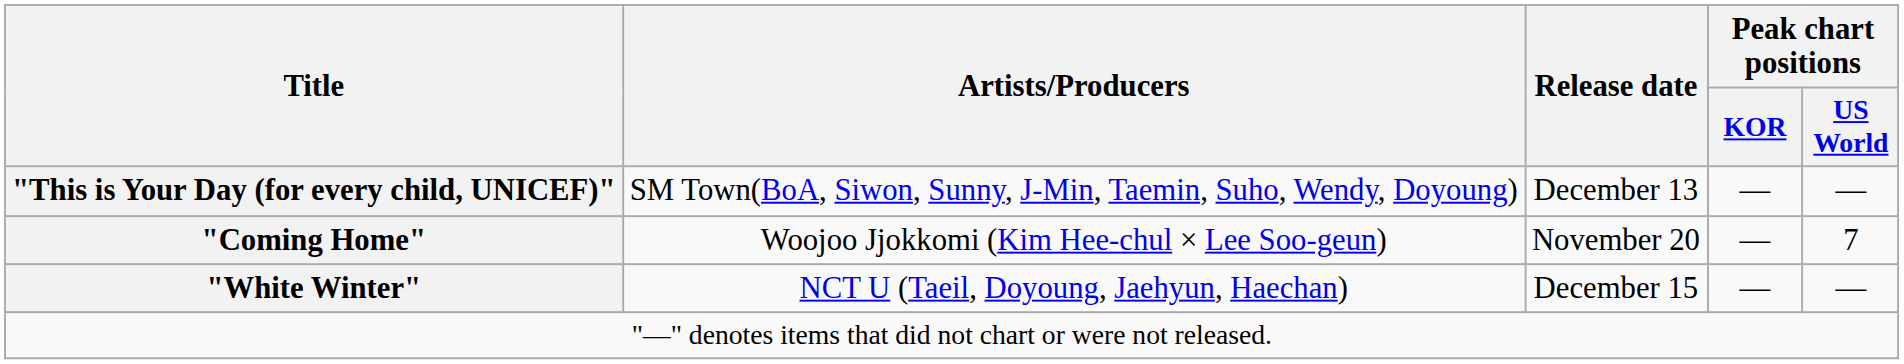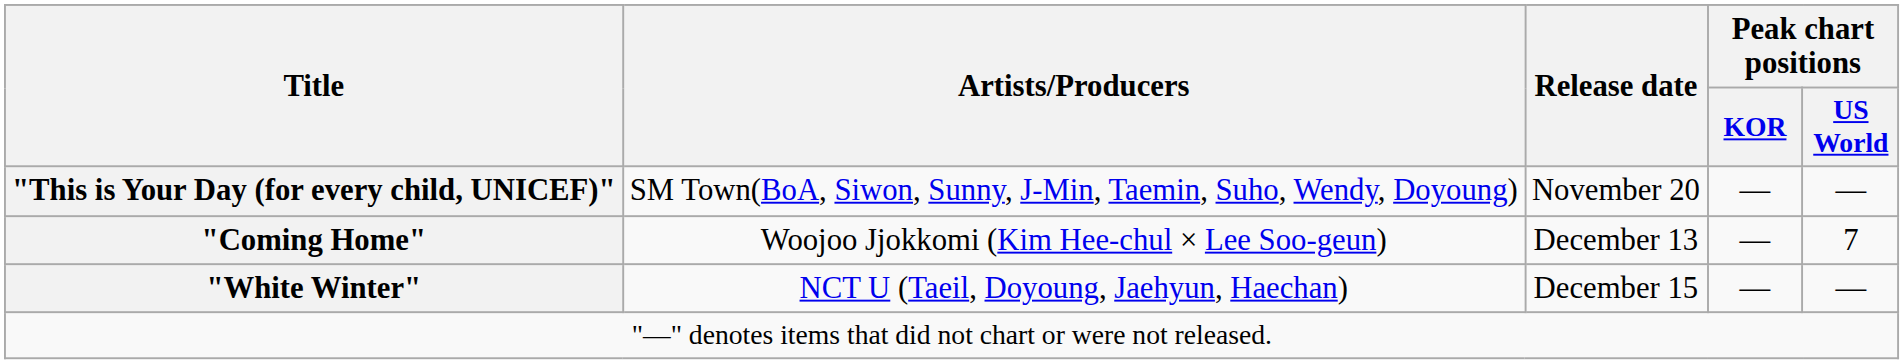(1616, 190) December 13 -> (1616, 190) November 20
(1616, 239) November 20 -> (1616, 239) December 13
